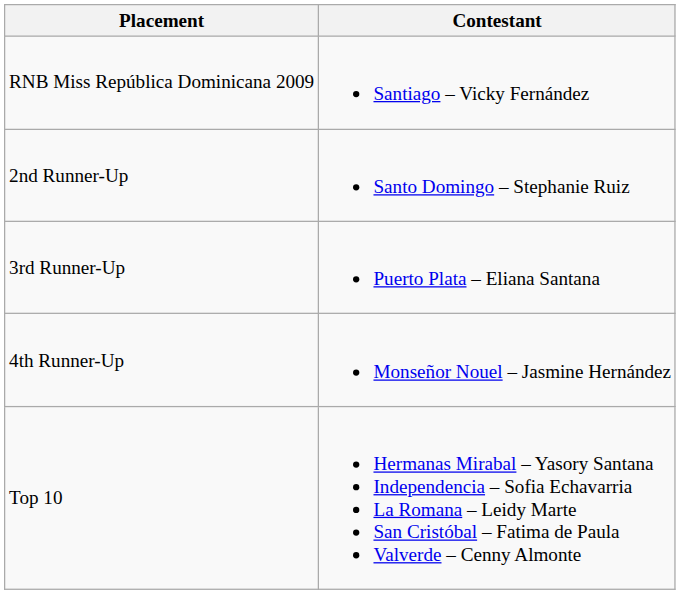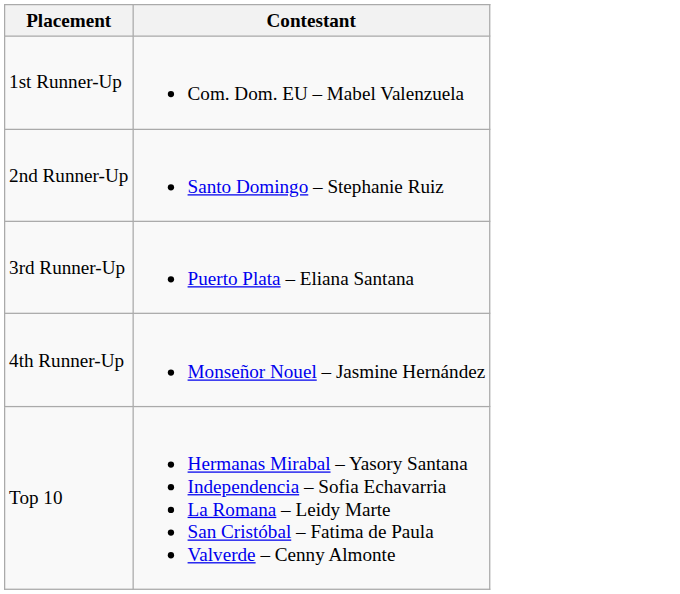- row: (162, 82)
+ row: (65, 82)
